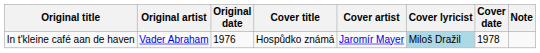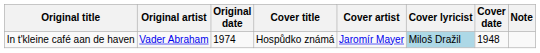(224, 39) 1976 -> (224, 39) 1974
(488, 39) 1978 -> (488, 39) 1948
